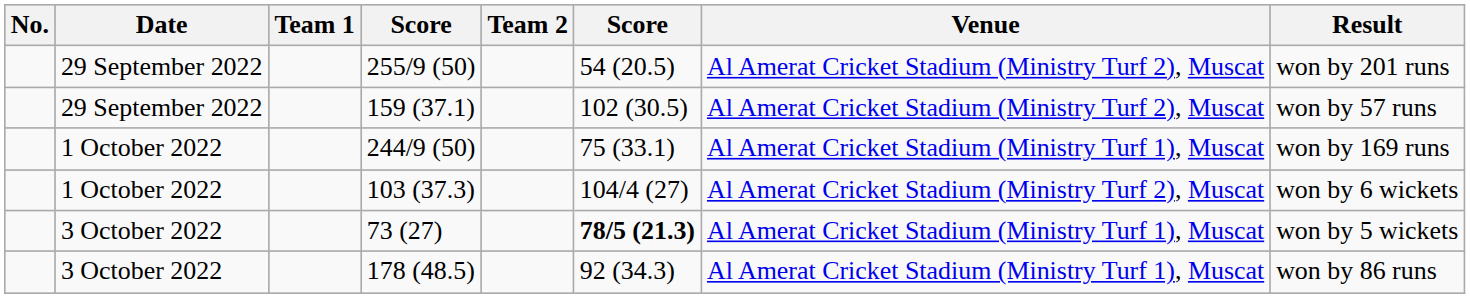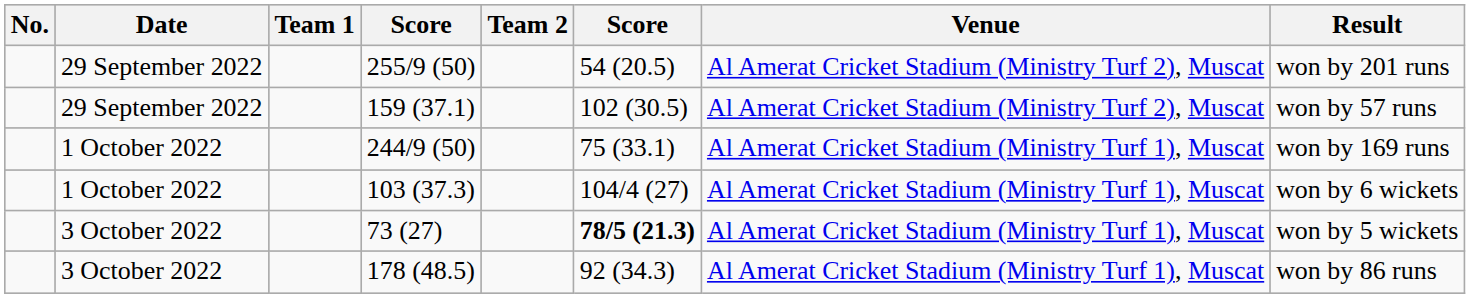(986, 189) Al Amerat Cricket Stadium (Ministry Turf 2), Muscat -> (986, 189) Al Amerat Cricket Stadium (Ministry Turf 1), Muscat
